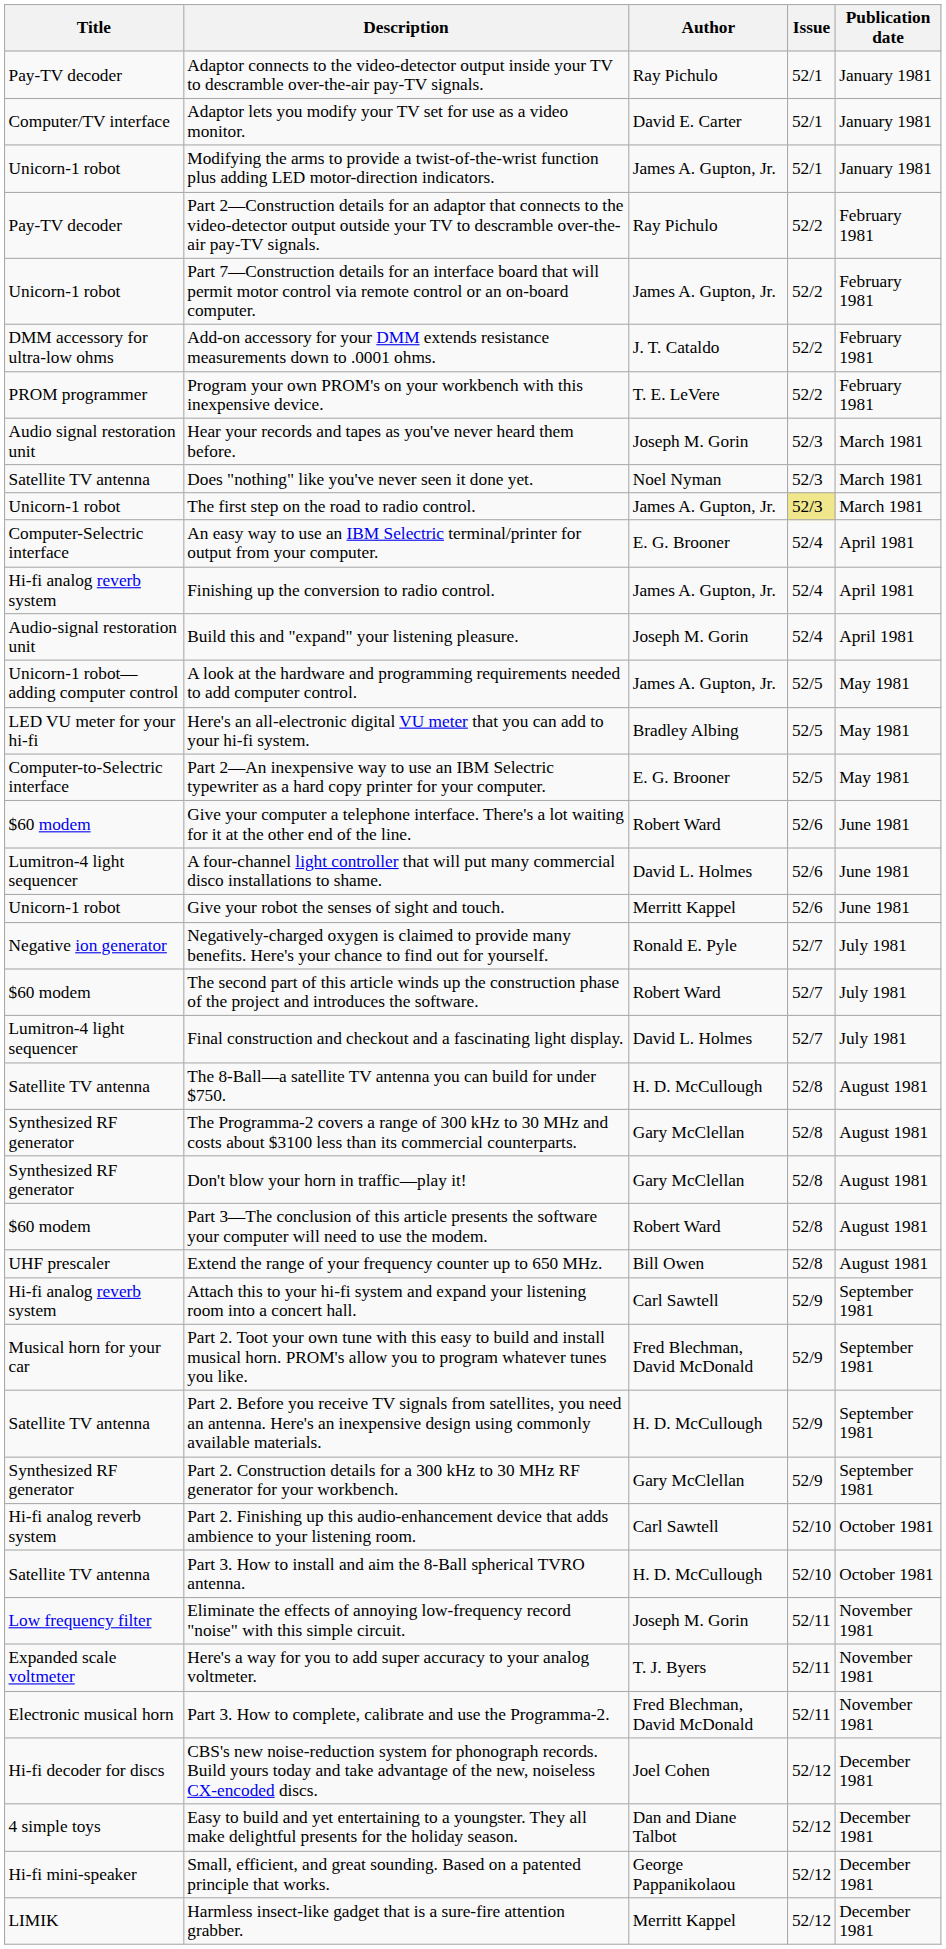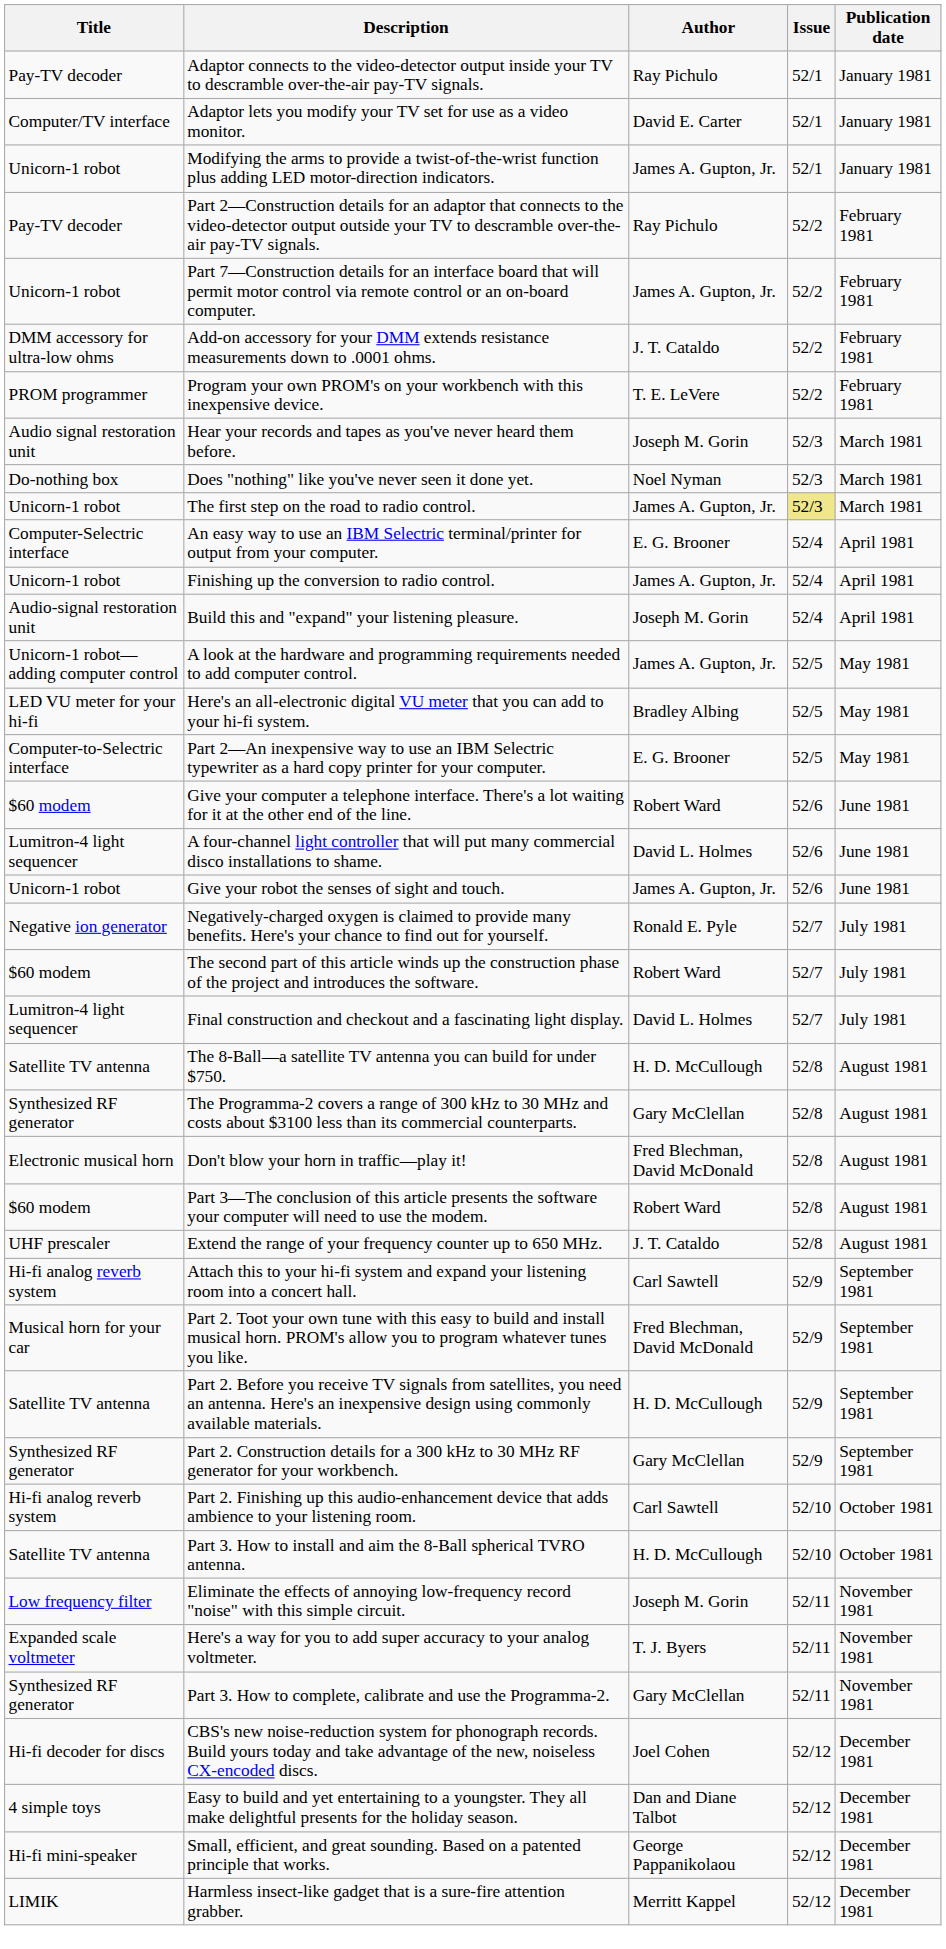(79, 478) Satellite TV antenna -> (63, 478) Do-nothing box
(75, 590) Hi-fi analog reverb system -> (64, 580) Unicorn-1 robot
(684, 908) Merritt Kappel -> (704, 888) James A. Gupton, Jr.
(63, 1179) Synthesized RF generator -> (91, 1160) Electronic musical horn
(689, 1179) Gary McClellan -> (693, 1160) Fred Blechman, David McDonald
(668, 1263) Bill Owen -> (676, 1244) J. T. Cataldo
(91, 1714) Electronic musical horn -> (63, 1694) Synthesized RF generator
(693, 1714) Fred Blechman, David McDonald -> (689, 1694) Gary McClellan
